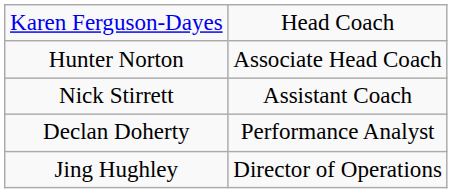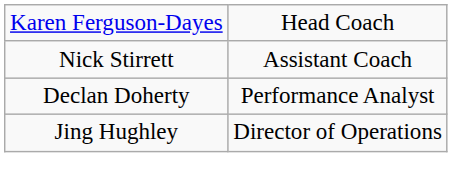- row: (116, 59)
